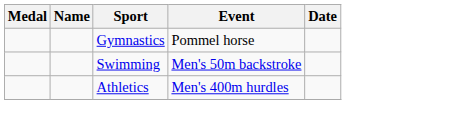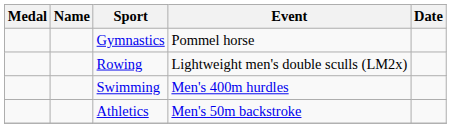+ row: (119, 64)
(236, 64) Men's 50m backstroke -> (230, 88) Men's 400m hurdles
(230, 88) Men's 400m hurdles -> (236, 111) Men's 50m backstroke
